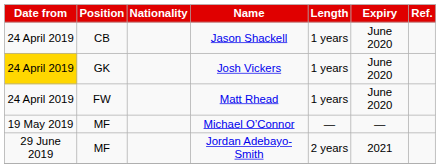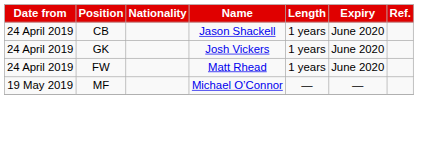(41, 68) gold background -> (40, 49) no background
- row: (249, 148)
